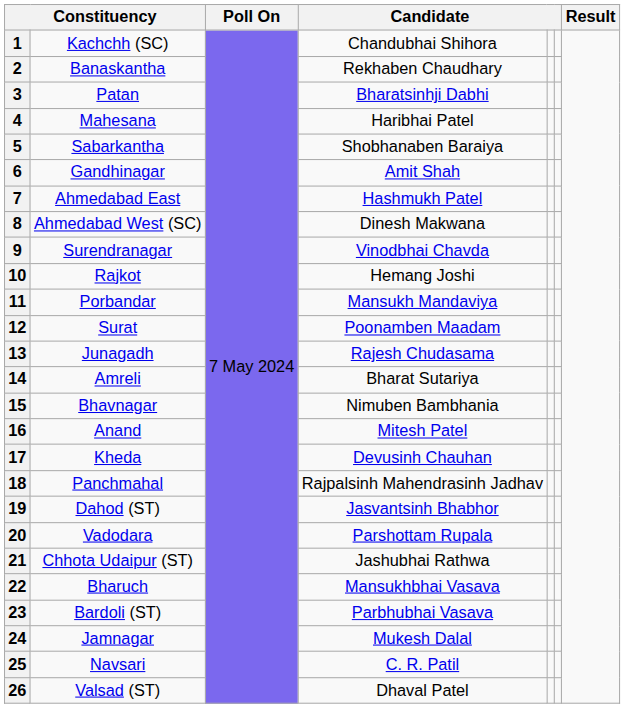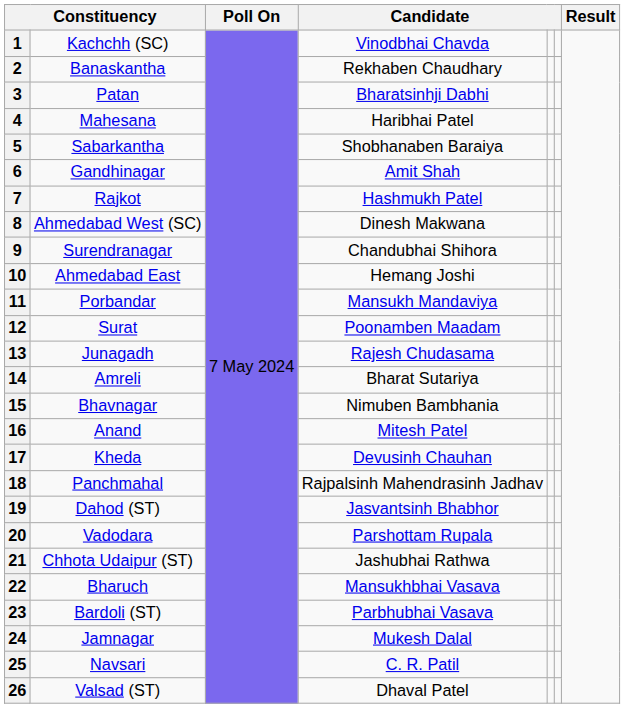(422, 43) Chandubhai Shihora -> (422, 43) Vinodbhai Chavda
(118, 198) Ahmedabad East -> (118, 198) Rajkot
(422, 250) Vinodbhai Chavda -> (422, 250) Chandubhai Shihora
(118, 276) Rajkot -> (118, 276) Ahmedabad East
